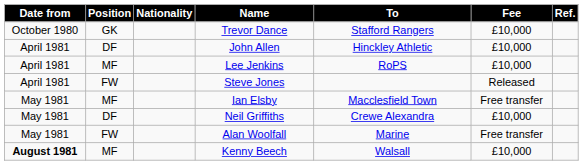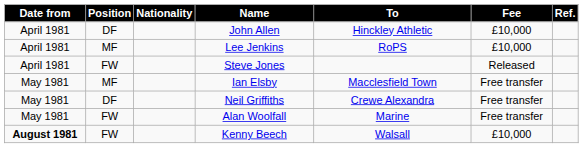- row: (254, 31)
(512, 117) £10,000 -> (512, 100) Free transfer
(110, 152) MF -> (110, 134) FW
